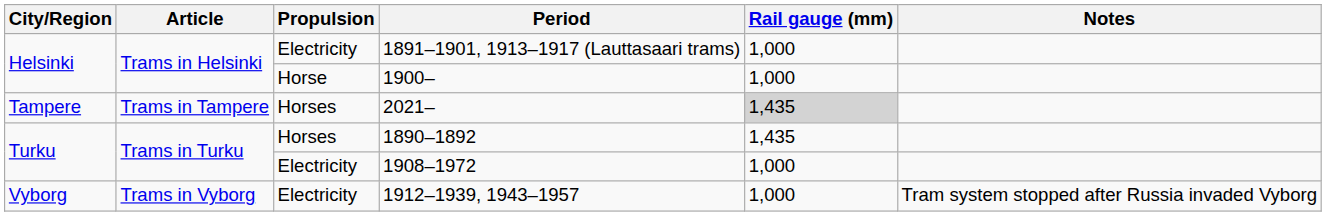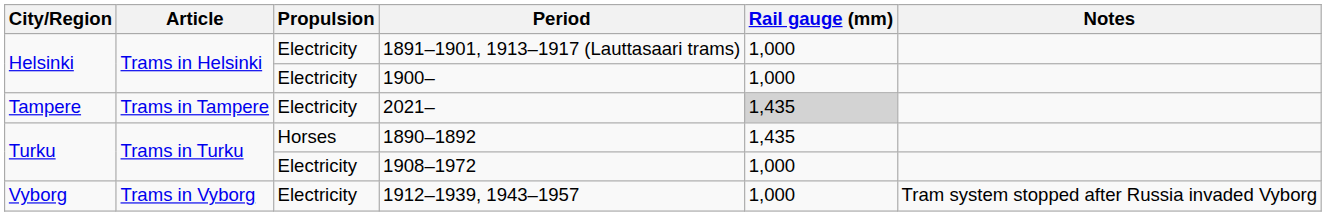(302, 78) Horse -> (317, 78) Electricity
(307, 107) Horses -> (317, 107) Electricity
